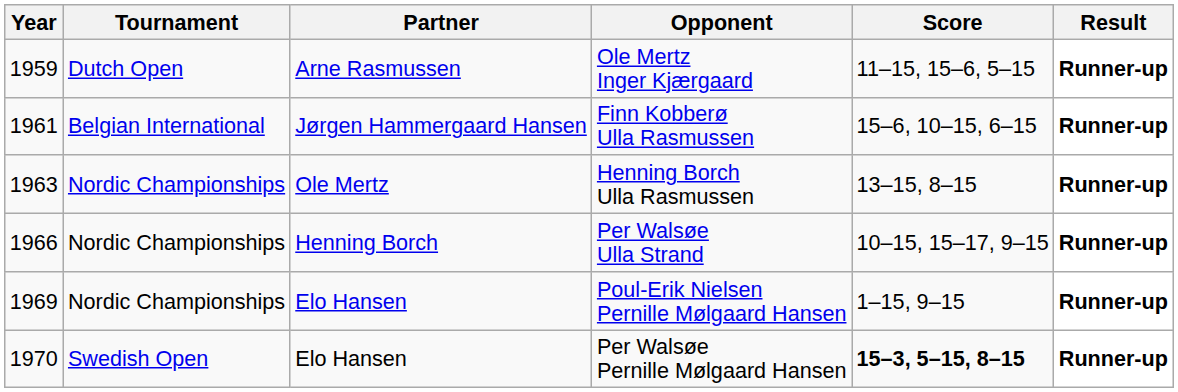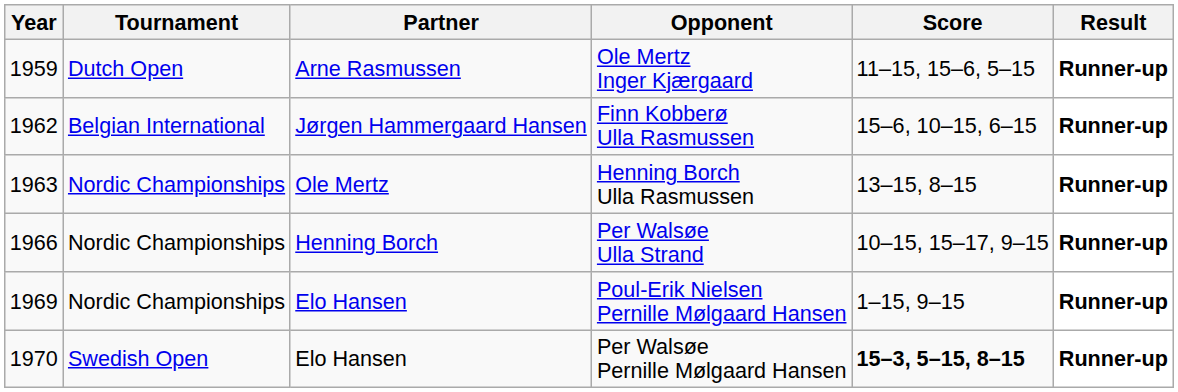(34, 126) 1961 -> (34, 126) 1962
